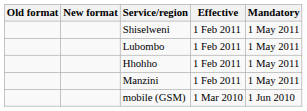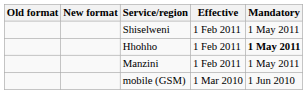- row: (144, 47)
(274, 64) normal -> (274, 47) bold
